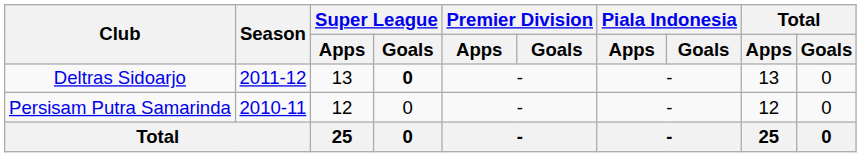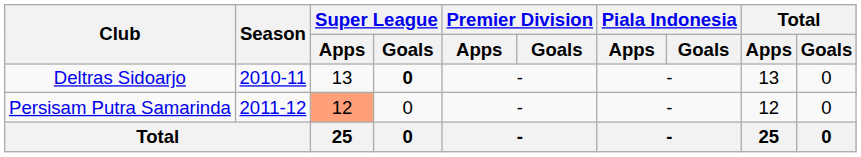(273, 78) 2011-12 -> (273, 78) 2010-11
(273, 108) 2010-11 -> (273, 108) 2011-12
(342, 108) no background -> (342, 108) lightsalmon background
